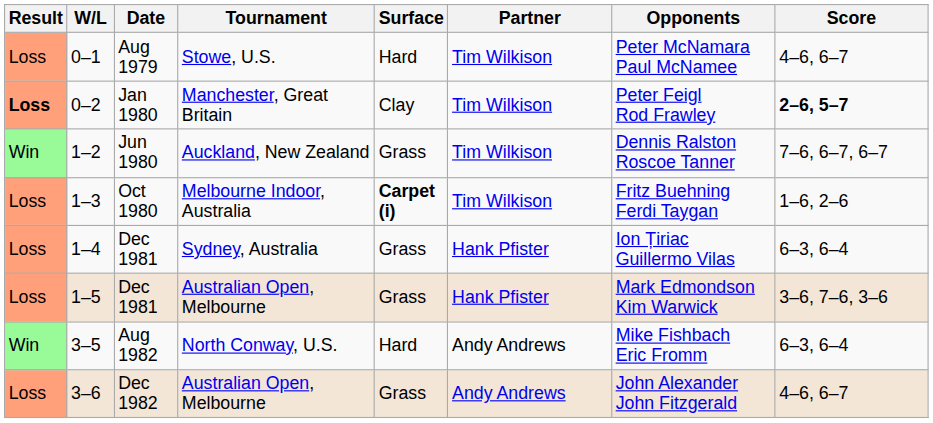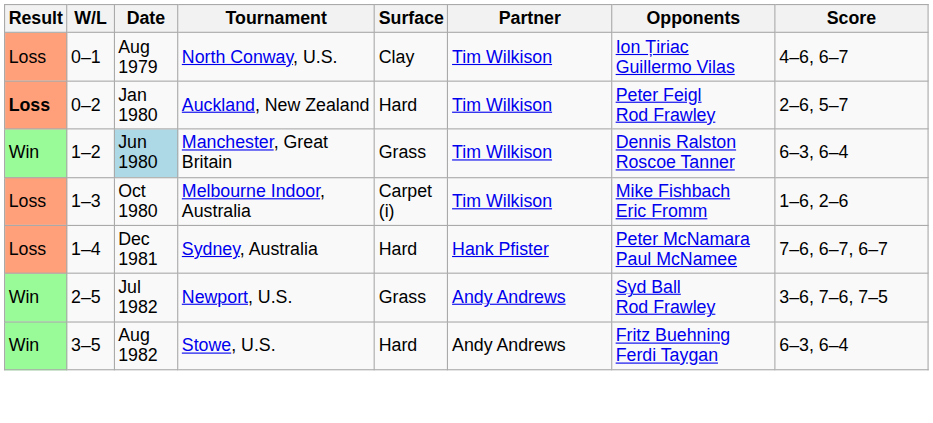(229, 56) Stowe, U.S. -> (260, 56) North Conway, U.S.
(398, 56) Hard -> (396, 56) Clay
(683, 56) Peter McNamara Paul McNamee -> (675, 56) Ion Țiriac Guillermo Vilas
(255, 104) Manchester, Great Britain -> (276, 104) Auckland, New Zealand
(396, 104) Clay -> (398, 104) Hard
(814, 104) bold -> (814, 104) normal
(138, 153) no background -> (138, 153) lightblue background
(276, 153) Auckland, New Zealand -> (255, 153) Manchester, Great Britain
(834, 153) 7–6, 6–7, 6–7 -> (814, 153) 6–3, 6–4
(407, 201) bold -> (405, 201) normal
(673, 201) Fritz Buehning Ferdi Taygan -> (673, 201) Mike Fishbach Eric Fromm
(402, 249) Grass -> (398, 249) Hard
(675, 249) Ion Țiriac Guillermo Vilas -> (683, 249) Peter McNamara Paul McNamee
(814, 249) 6–3, 6–4 -> (834, 249) 7–6, 6–7, 6–7
- row: (86, 297)
+ row: (86, 297)
(260, 345) North Conway, U.S. -> (229, 345) Stowe, U.S.
(673, 345) Mike Fishbach Eric Fromm -> (673, 345) Fritz Buehning Ferdi Taygan
- row: (86, 393)
